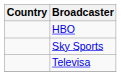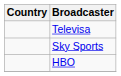rows swapped: (71, 63) <-> (64, 29)
